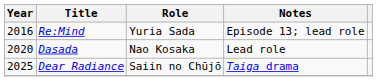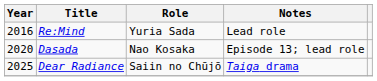(295, 31) Episode 13; lead role -> (256, 31) Lead role
(256, 49) Lead role -> (295, 49) Episode 13; lead role
